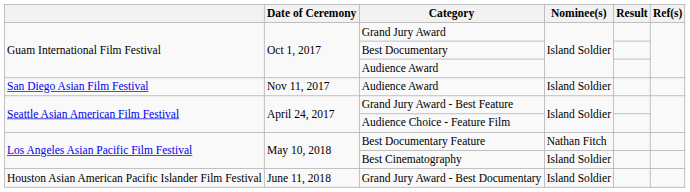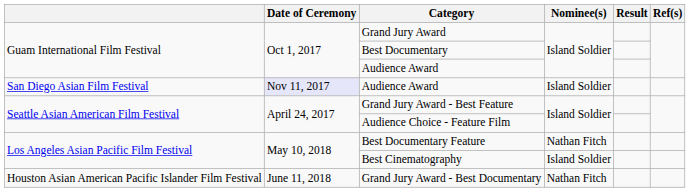(298, 86) no background -> (298, 86) lavender background
(579, 178) Island Soldier -> (577, 178) Nathan Fitch
